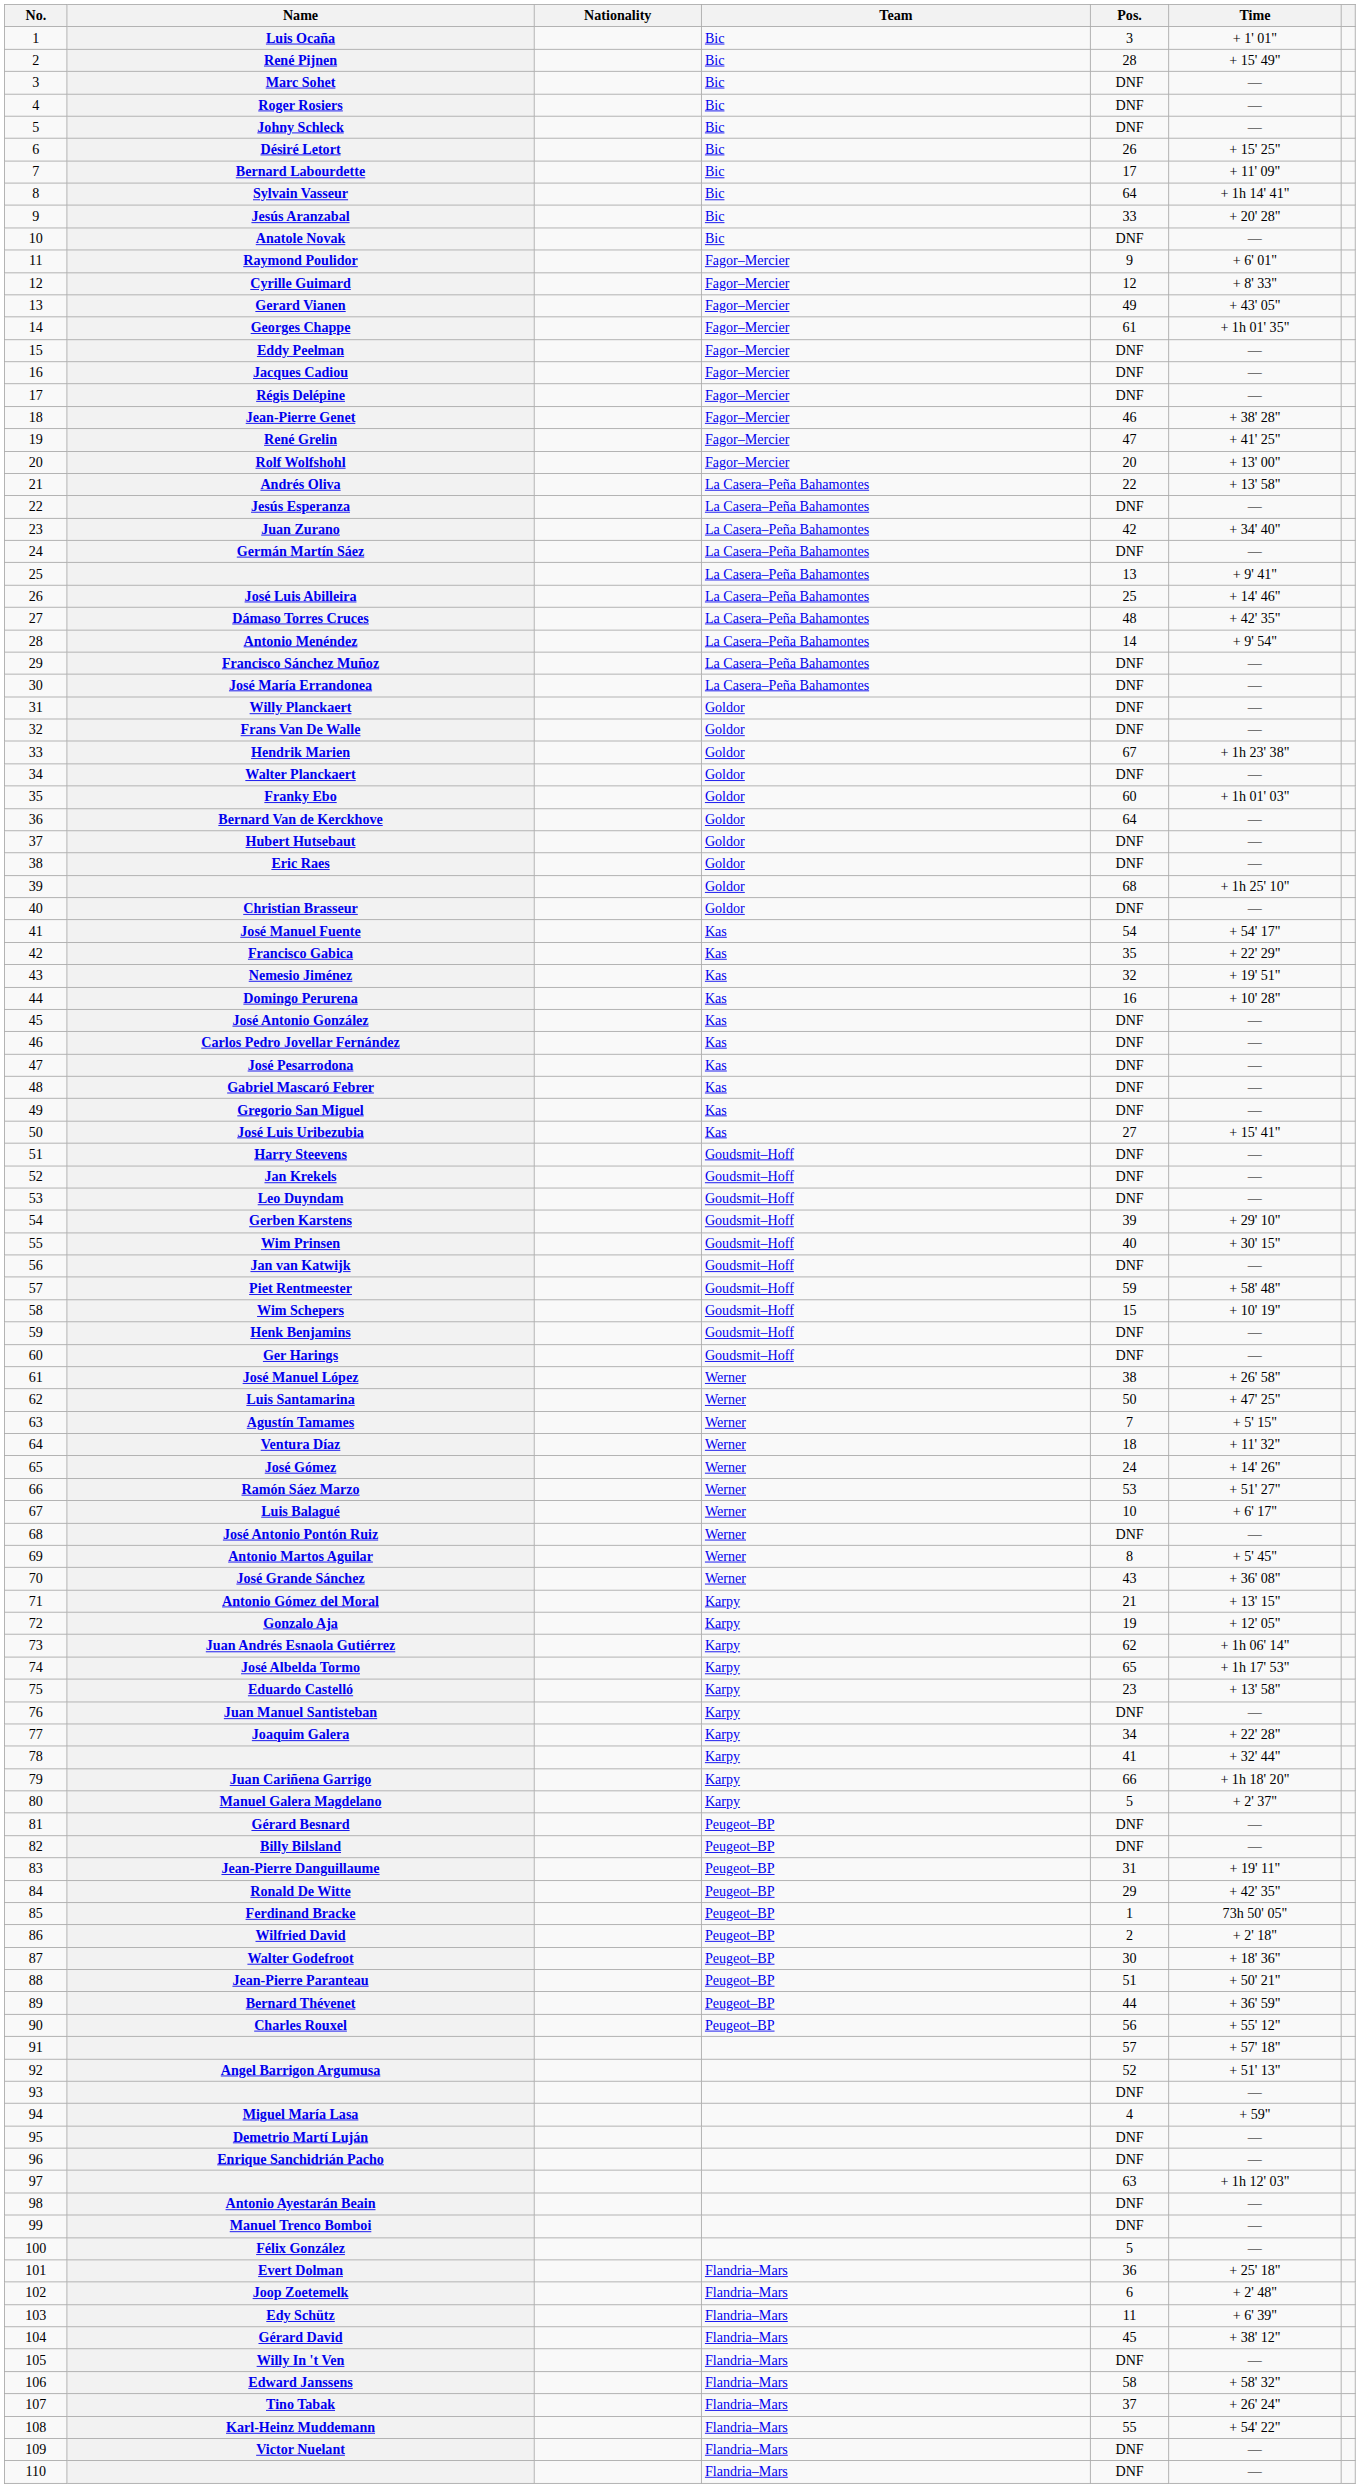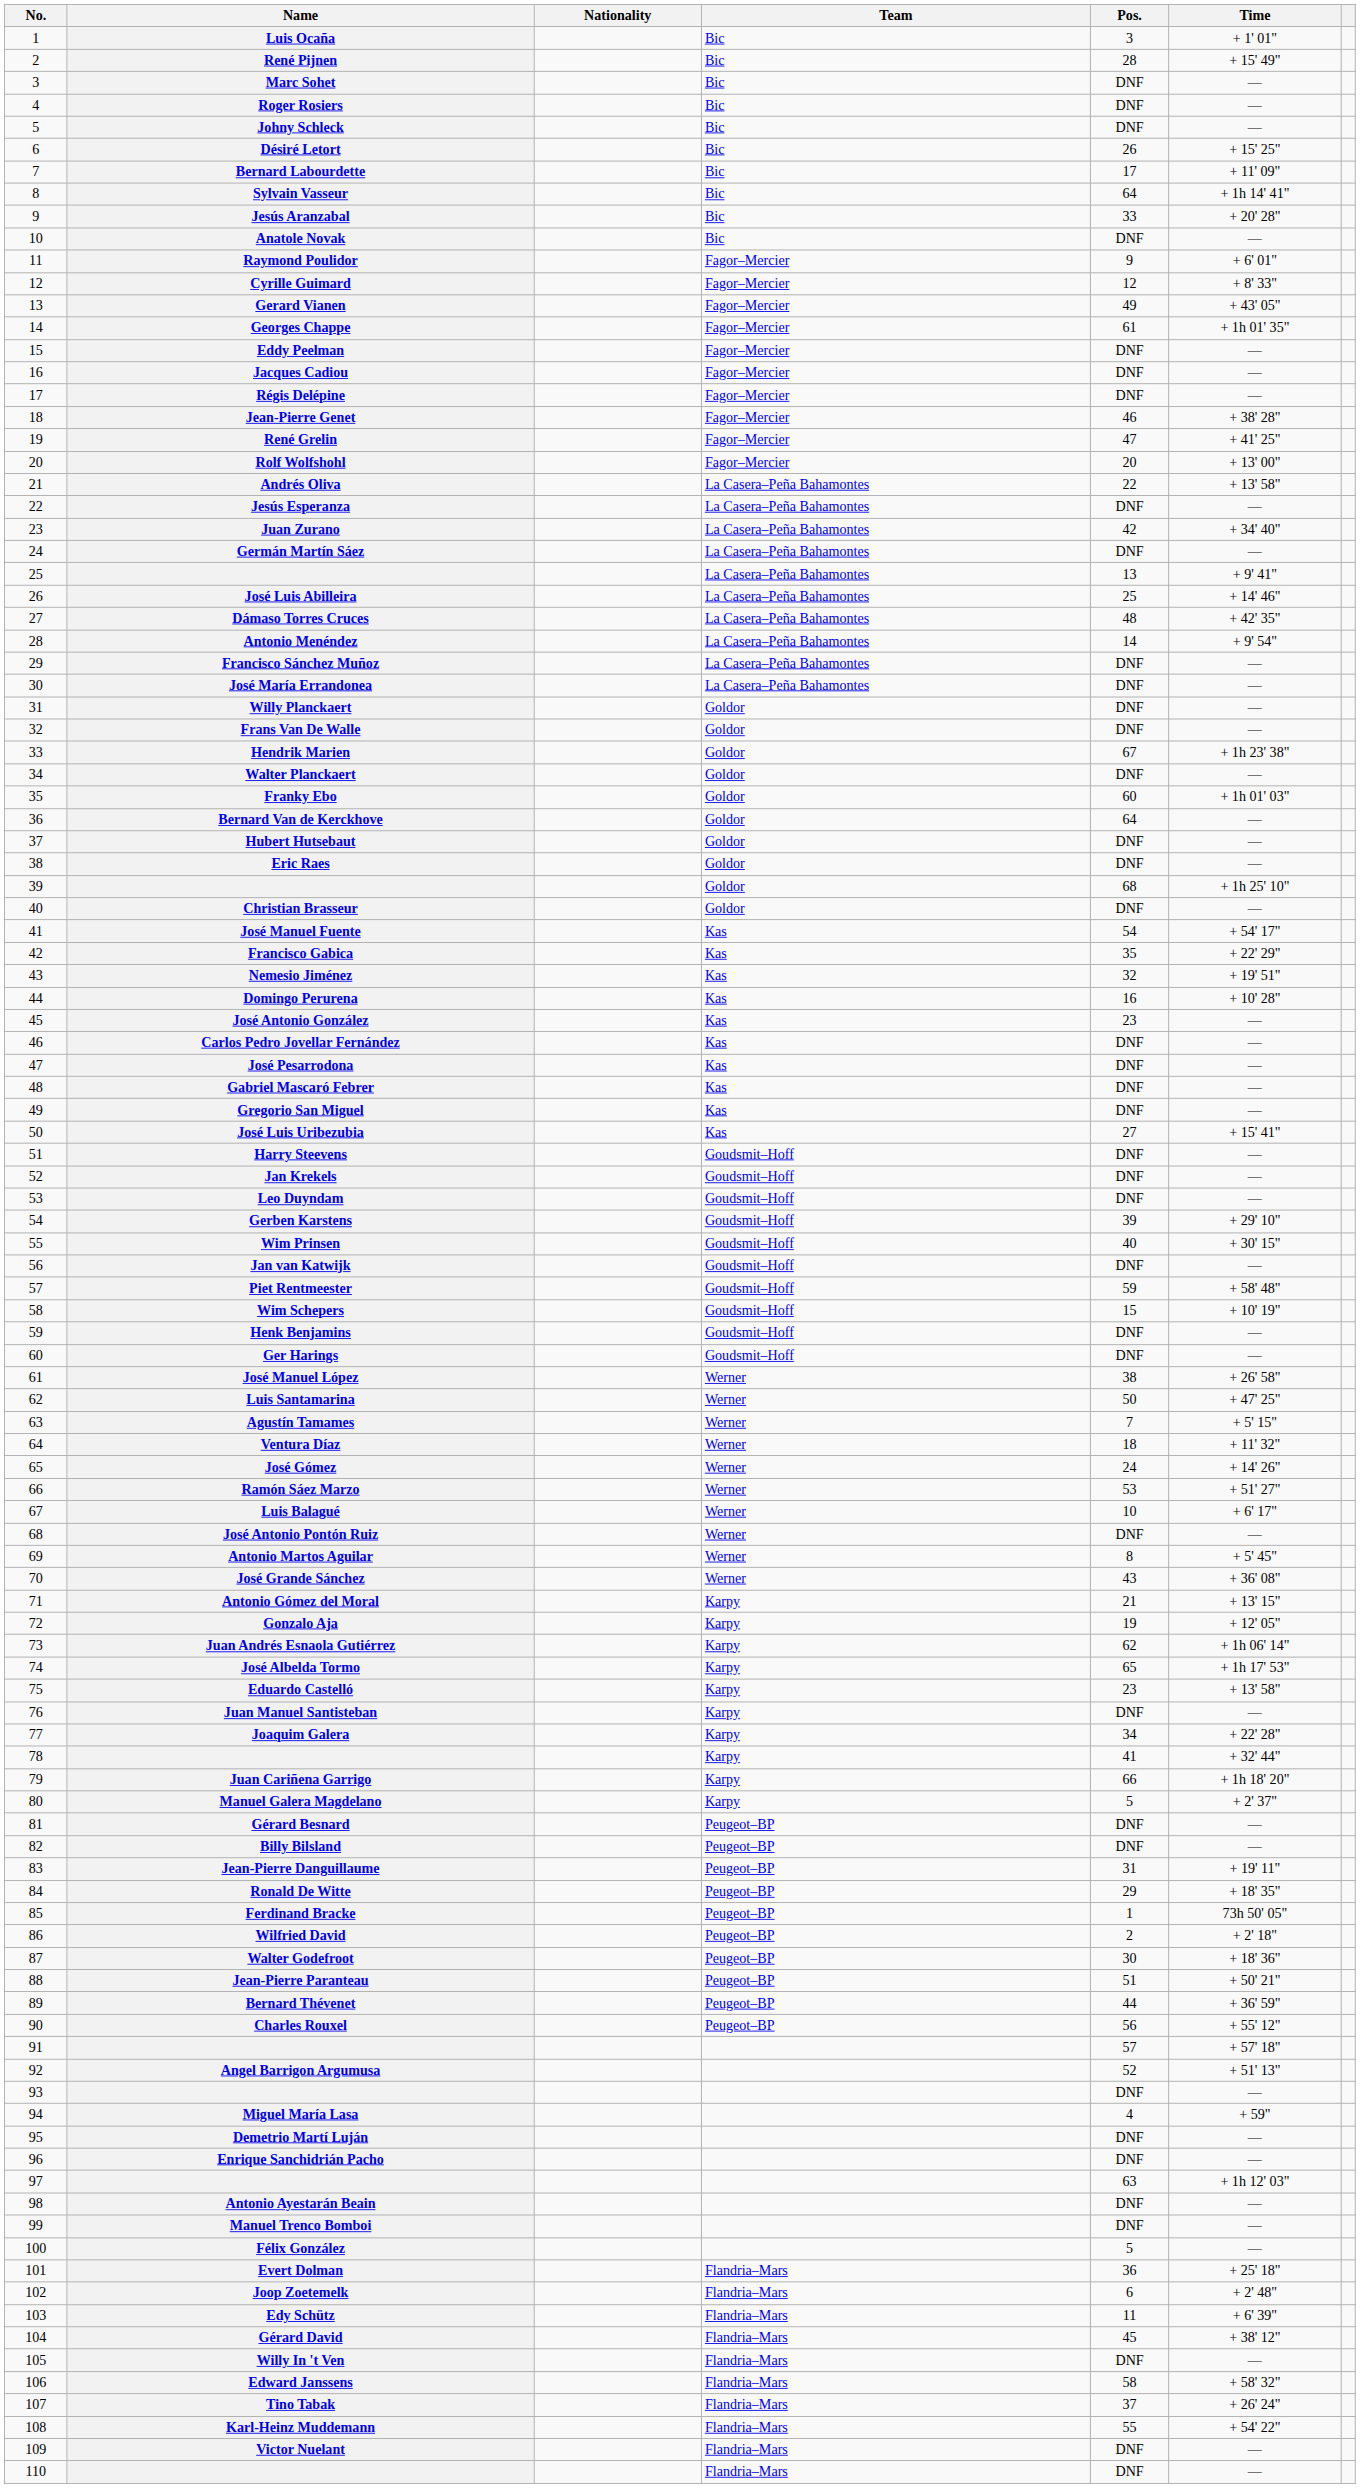(1130, 1020) DNF -> (1130, 1020) 23
(1255, 1891) + 42' 35" -> (1255, 1891) + 18' 35"
